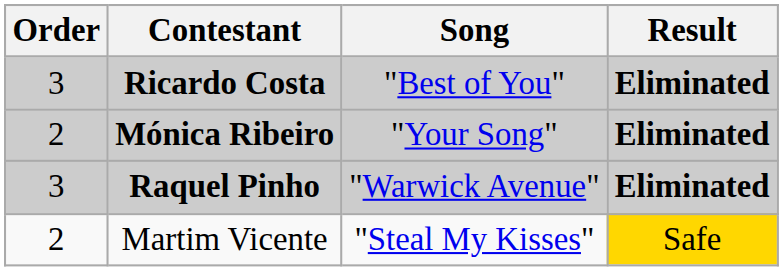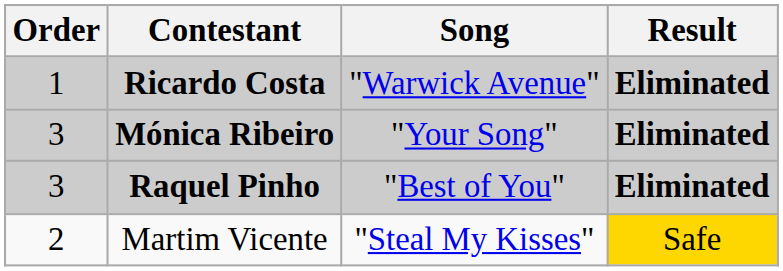(56, 82) 3 -> (56, 82) 1
(474, 82) "Best of You" -> (474, 82) "Warwick Avenue"
(56, 134) 2 -> (56, 134) 3
(474, 186) "Warwick Avenue" -> (474, 186) "Best of You"
